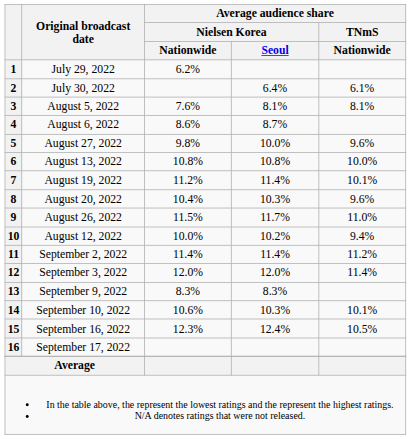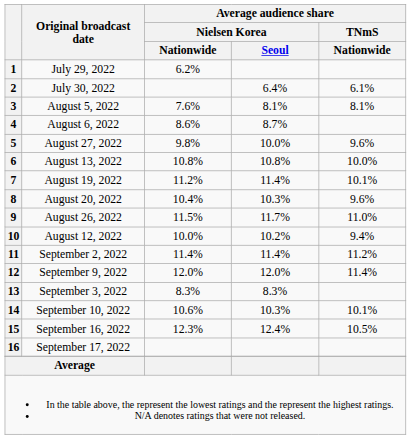(83, 273) September 3, 2022 -> (83, 273) September 9, 2022
(83, 291) September 9, 2022 -> (83, 291) September 3, 2022
